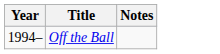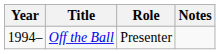+ column: (146, 15)
